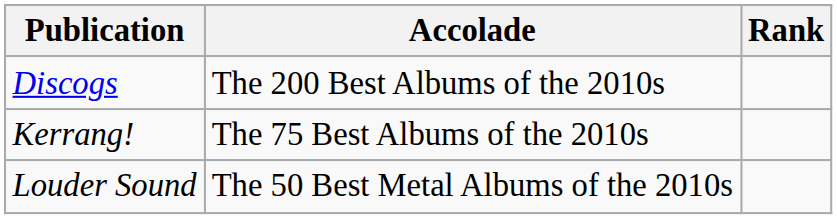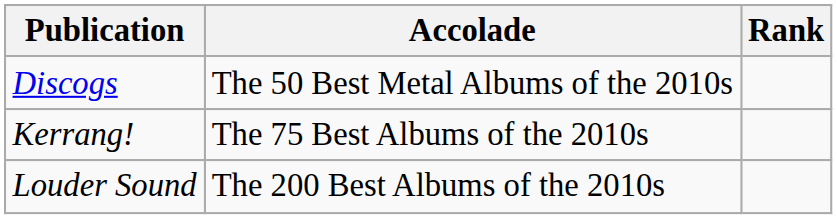(438, 82) The 200 Best Albums of the 2010s -> (472, 82) The 50 Best Metal Albums of the 2010s
(472, 185) The 50 Best Metal Albums of the 2010s -> (438, 185) The 200 Best Albums of the 2010s
